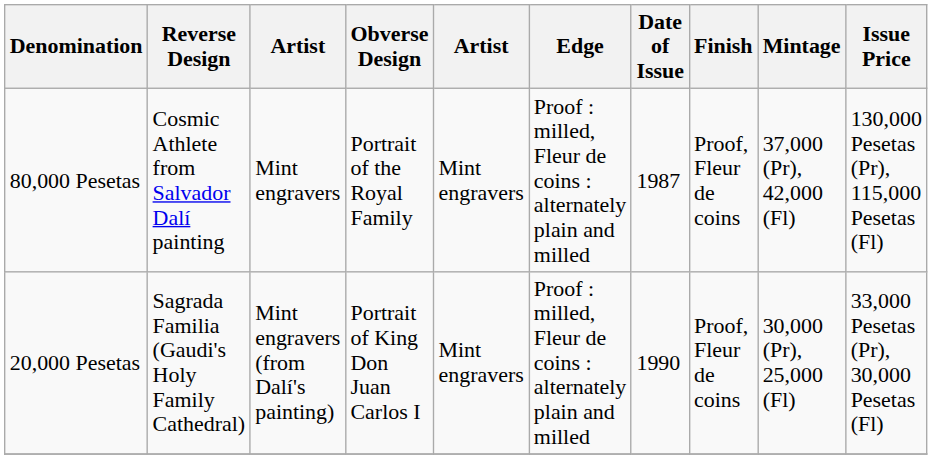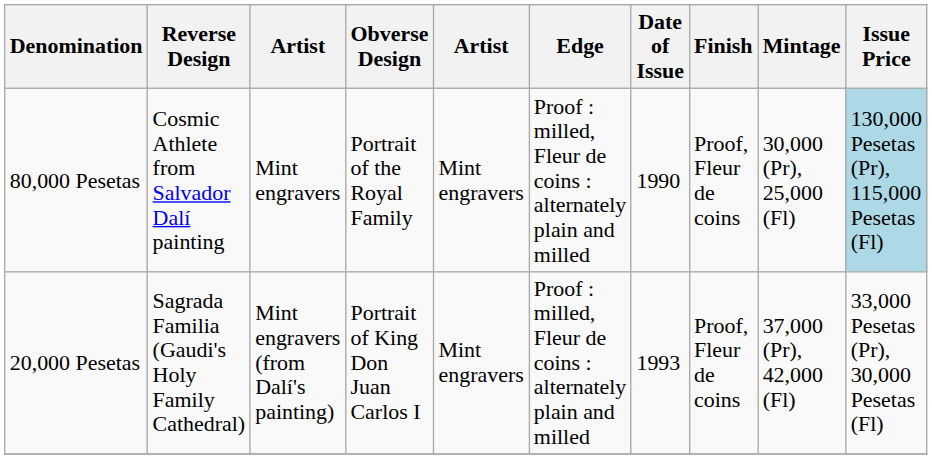(658, 179) 1987 -> (658, 179) 1990
(793, 179) 37,000 (Pr), 42,000 (Fl) -> (793, 179) 30,000 (Pr), 25,000 (Fl)
(886, 179) no background -> (886, 179) lightblue background
(658, 362) 1990 -> (658, 362) 1993
(793, 362) 30,000 (Pr), 25,000 (Fl) -> (793, 362) 37,000 (Pr), 42,000 (Fl)
